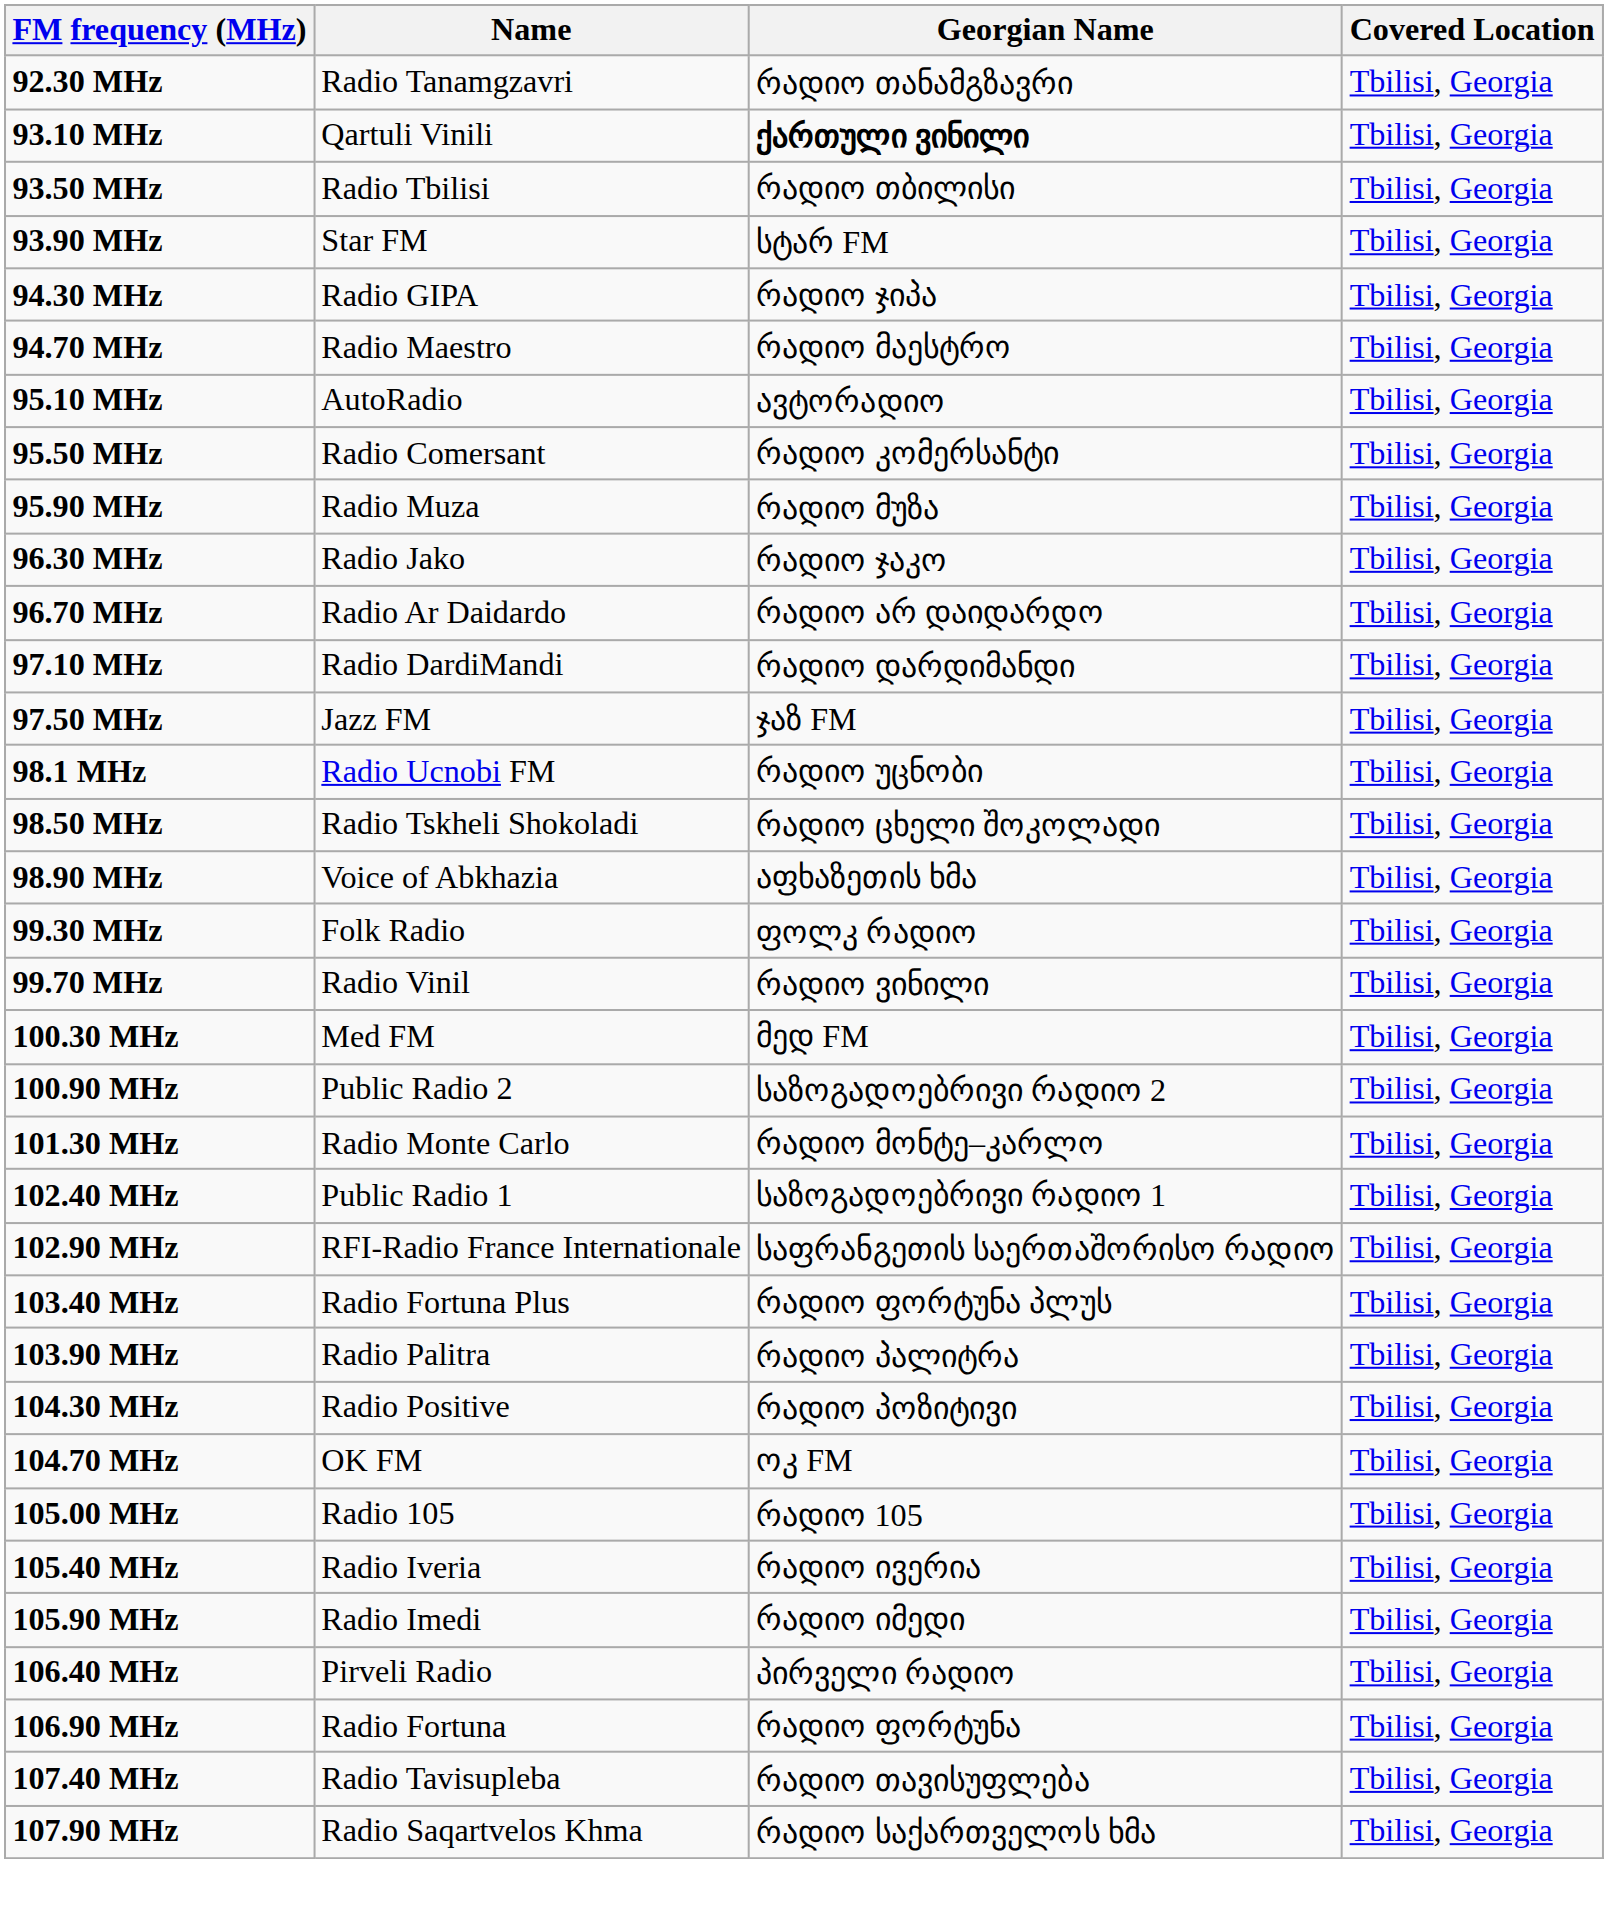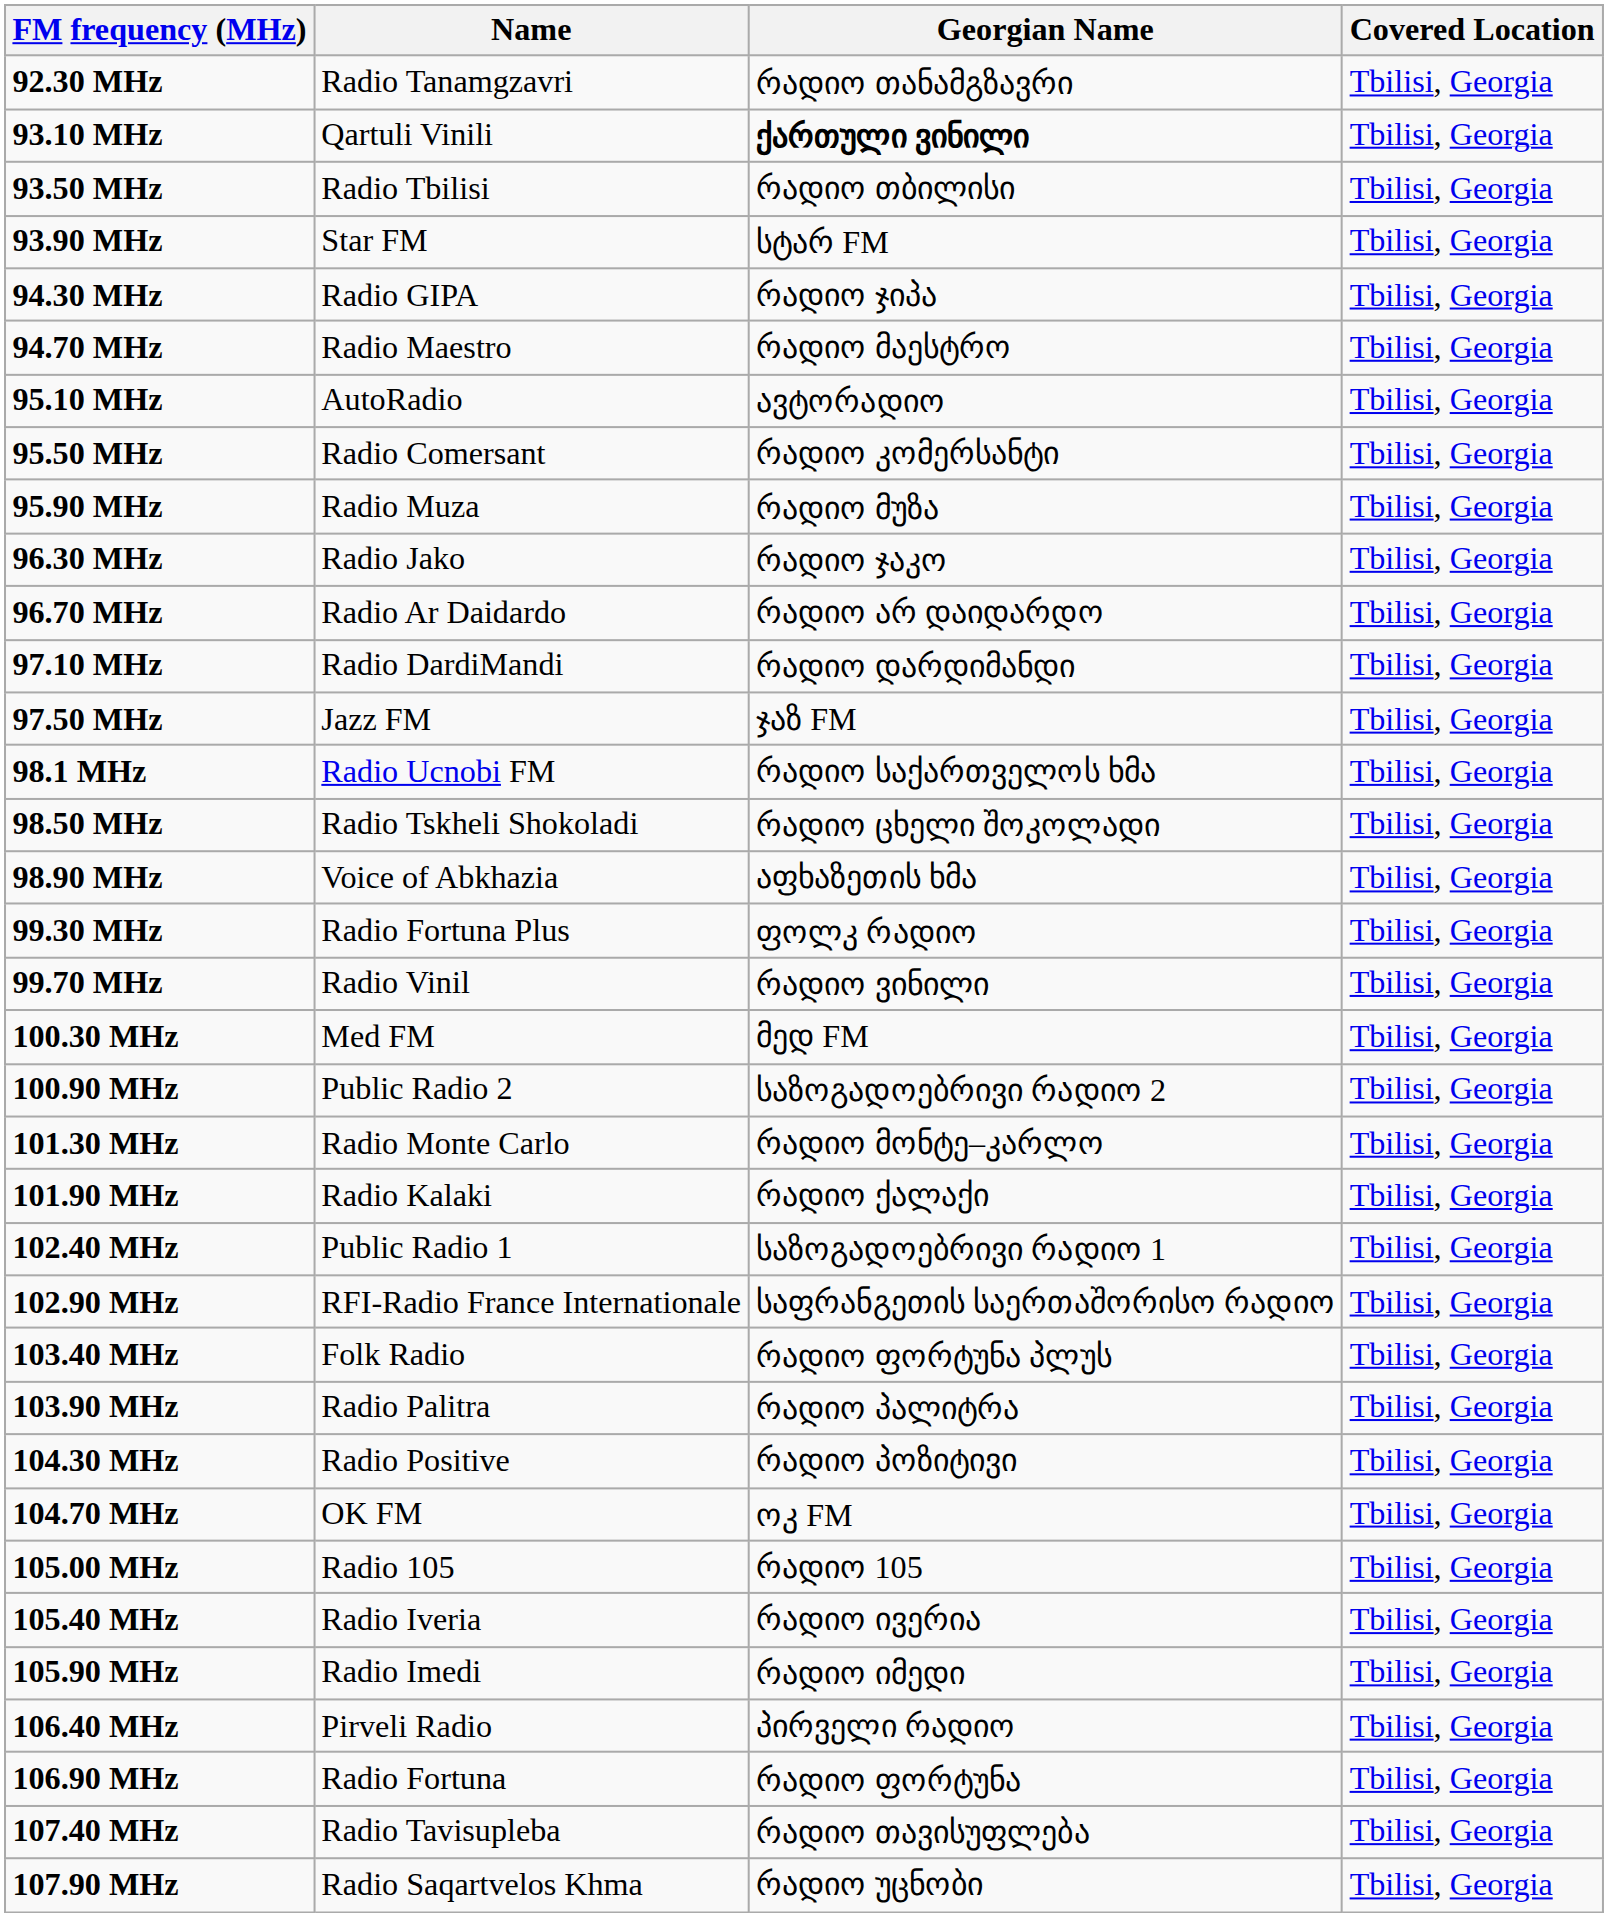(869, 772) რადიო უცნობი -> (956, 772) რადიო საქართველოს ხმა
(393, 930) Folk Radio -> (446, 930) Radio Fortuna Plus
+ row: (95, 1195)
(446, 1301) Radio Fortuna Plus -> (393, 1354) Folk Radio
(956, 1832) რადიო საქართველოს ხმა -> (869, 1885) რადიო უცნობი
